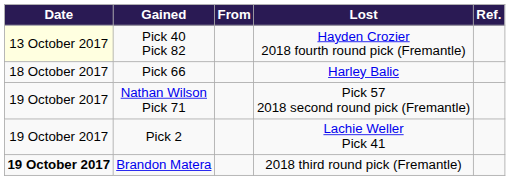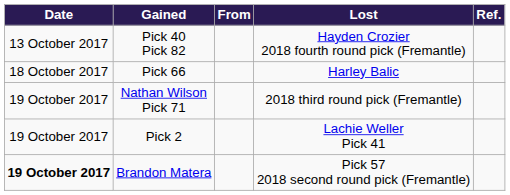(59, 43) lightyellow background -> (59, 43) no background
(364, 100) Pick 57 2018 second round pick (Fremantle) -> (364, 100) 2018 third round pick (Fremantle)
(364, 165) 2018 third round pick (Fremantle) -> (364, 172) Pick 57 2018 second round pick (Fremantle)
